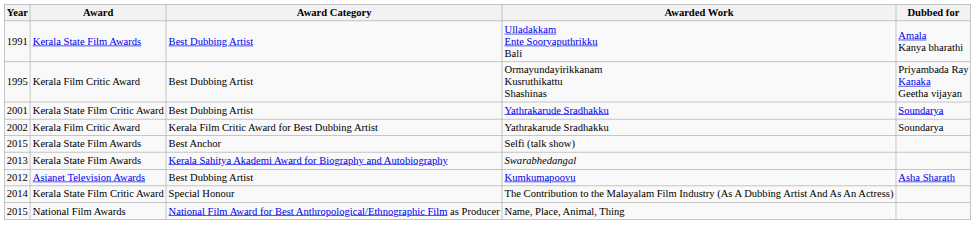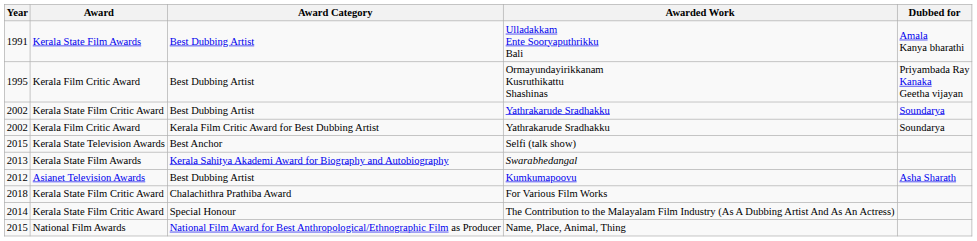(17, 110) 2001 -> (17, 110) 2002
(87, 144) Kerala State Film Awards -> (99, 144) Kerala State Television Awards
+ row: (231, 194)
